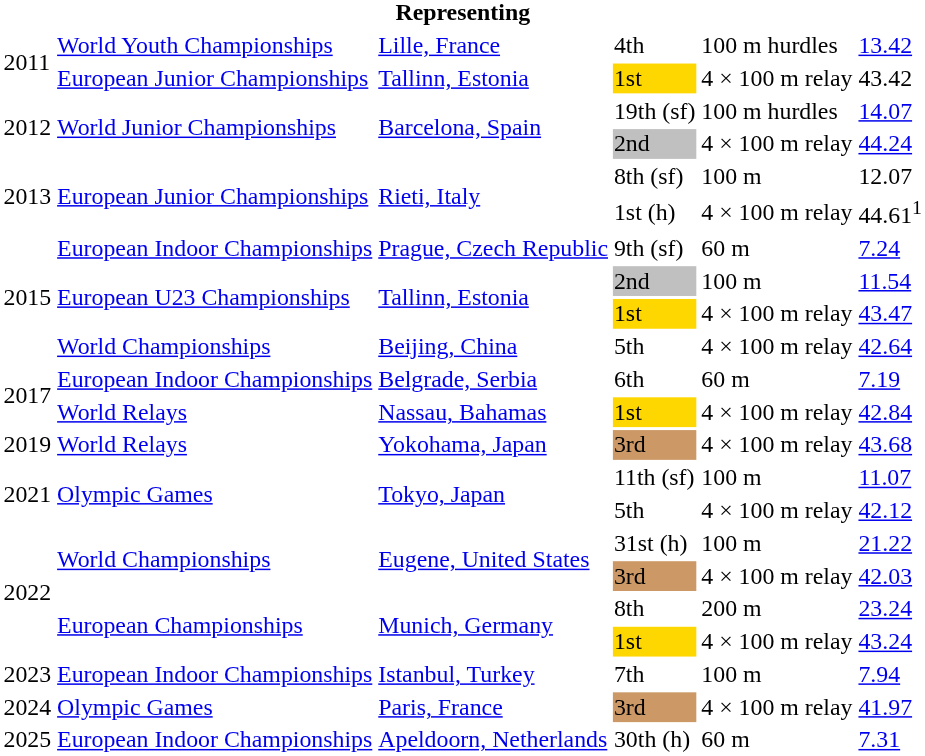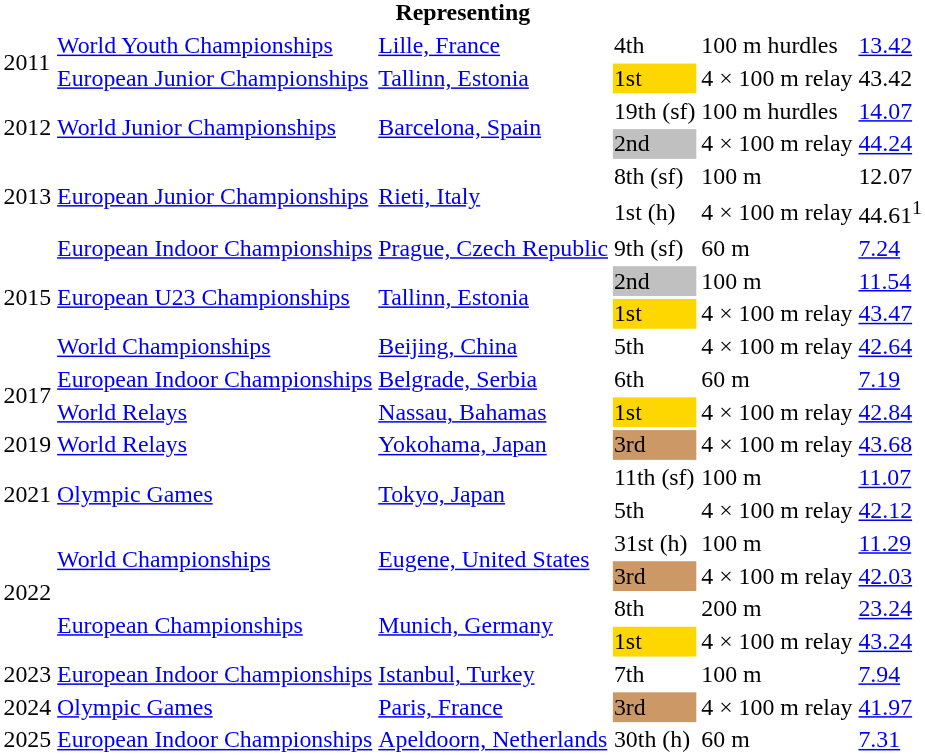(885, 543) 21.22 -> (885, 543) 11.29
